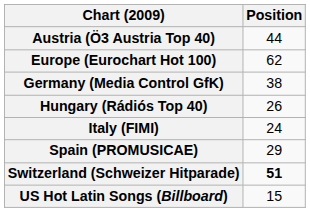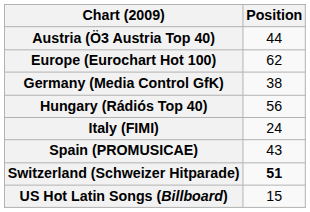(274, 106) 26 -> (274, 106) 56
(274, 151) 29 -> (274, 151) 43
